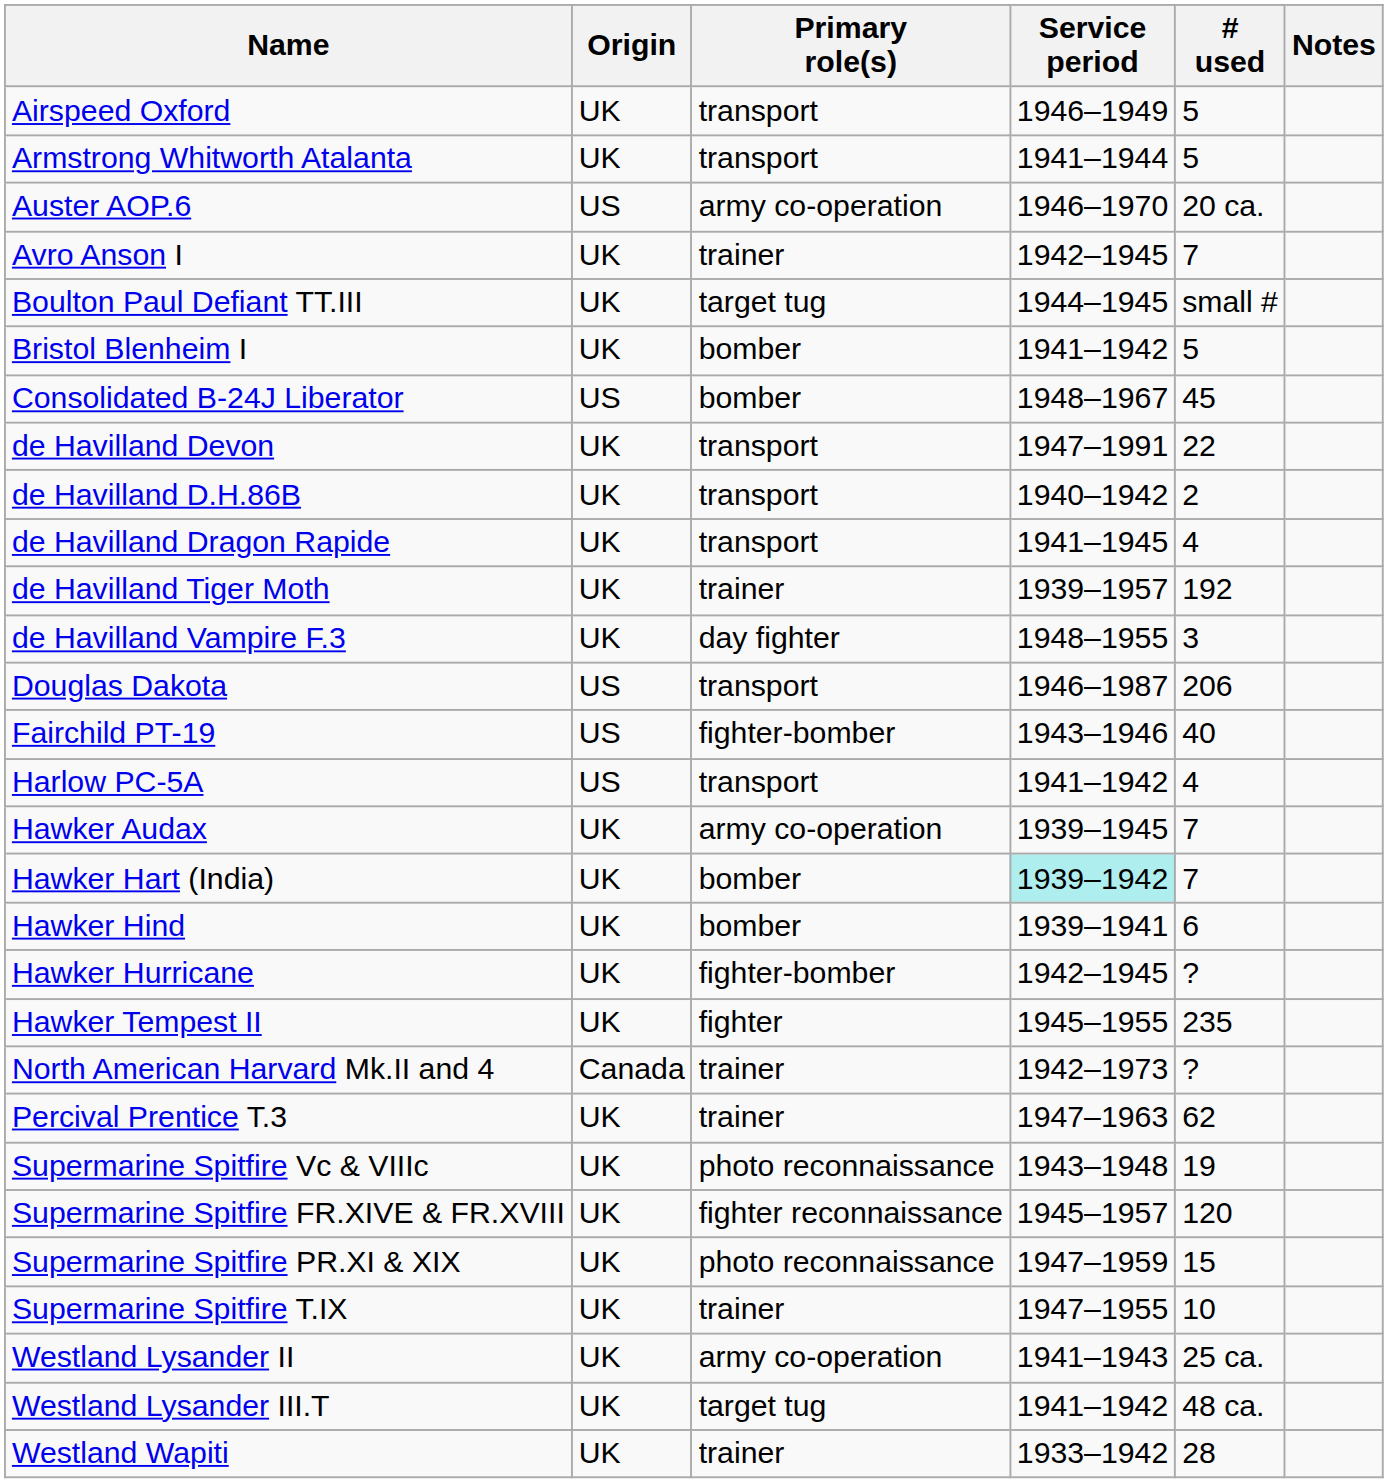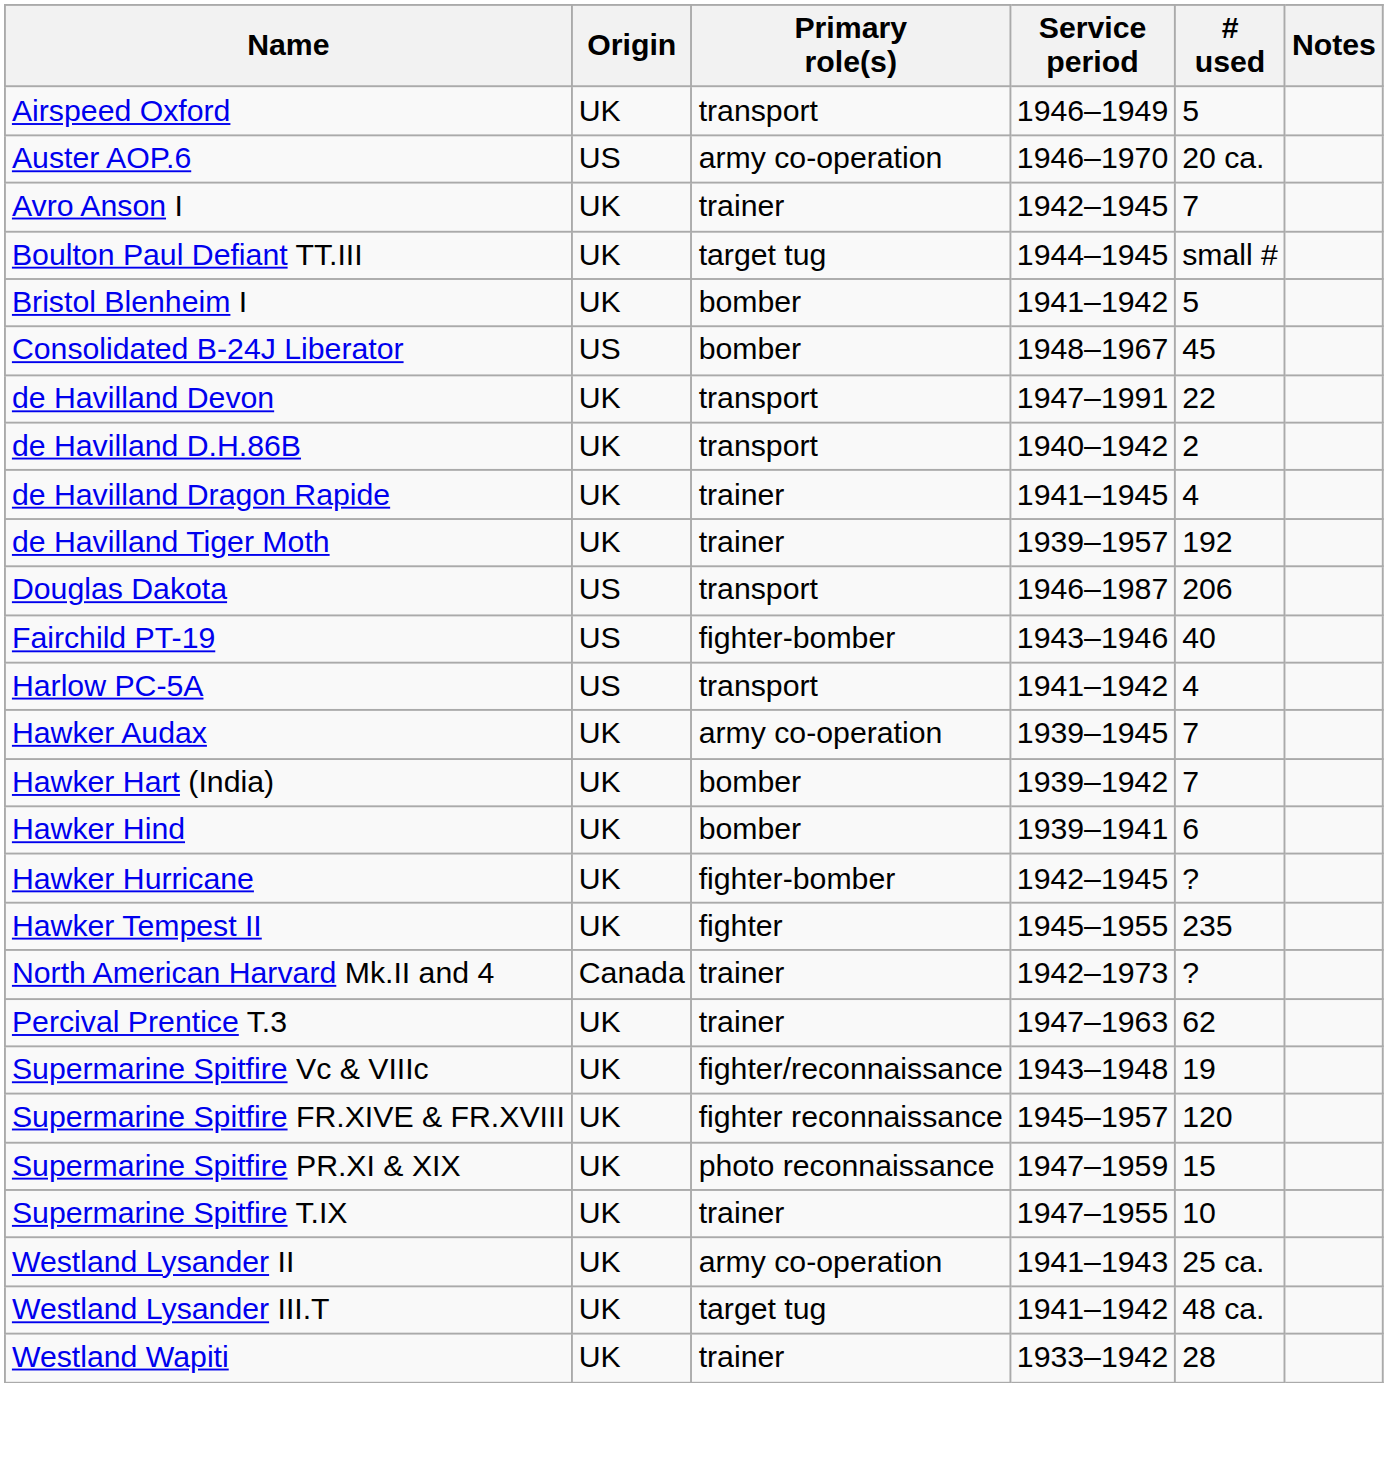- row: (212, 158)
(758, 542) transport -> (741, 494) trainer
- row: (179, 638)
(1093, 877) paleturquoise background -> (1093, 781) no background
(847, 1165) photo reconnaissance -> (851, 1069) fighter/reconnaissance
